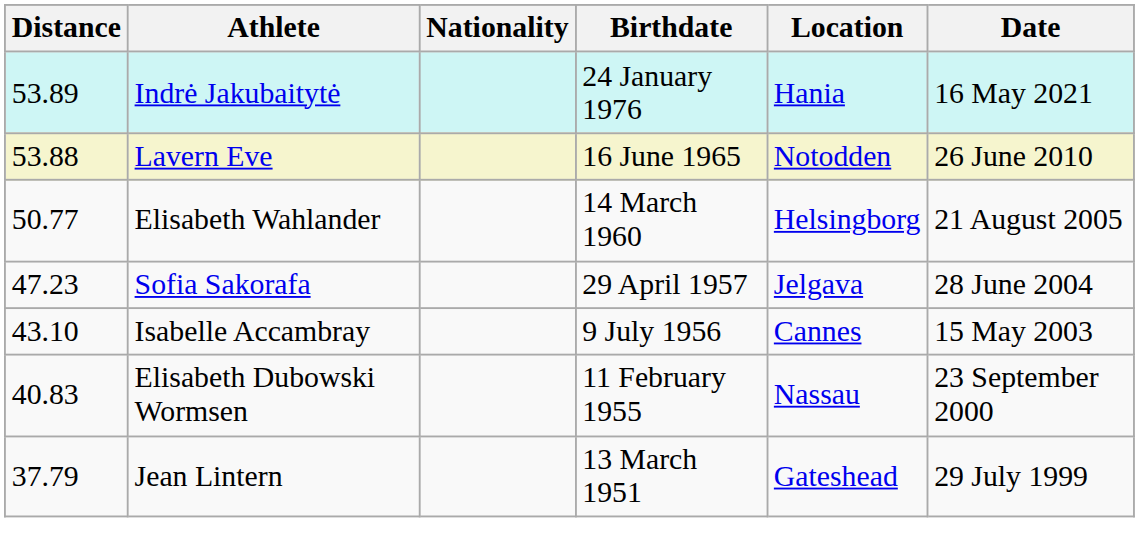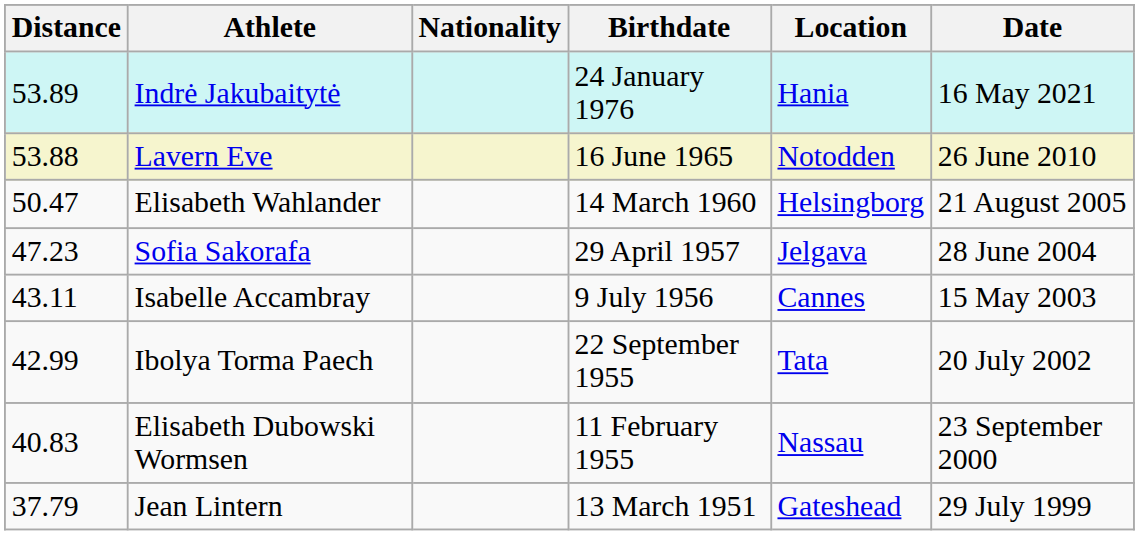(45, 219) 50.77 -> (45, 203) 50.47
(45, 331) 43.10 -> (45, 297) 43.11
+ row: (254, 361)
